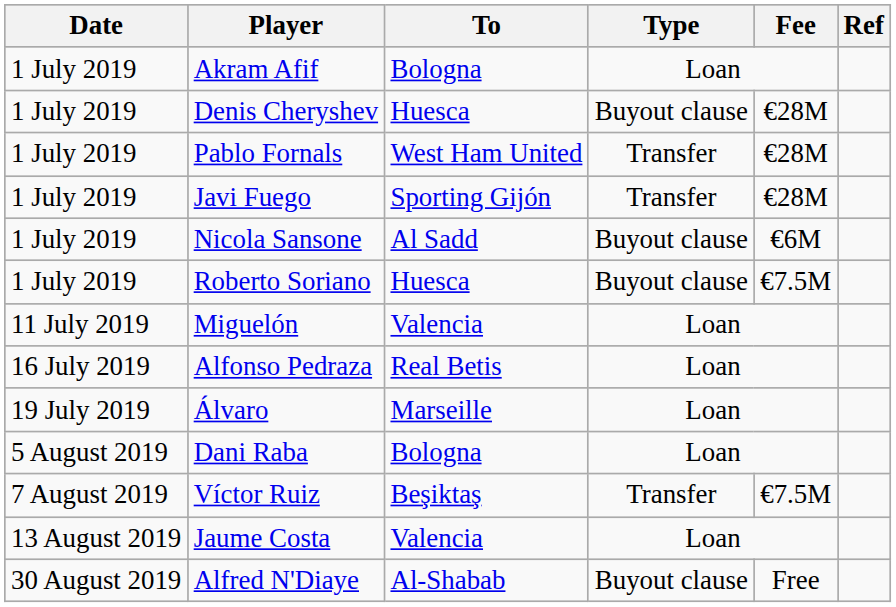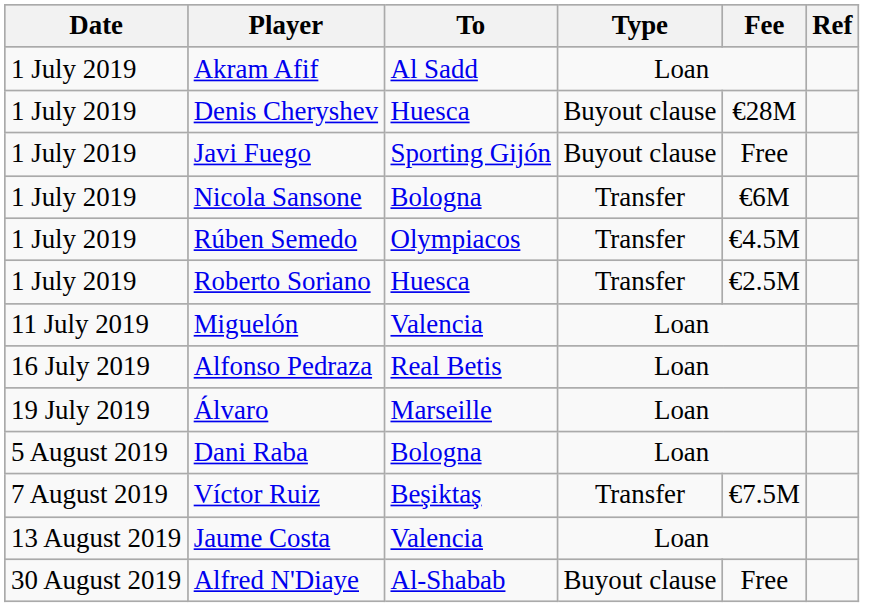(436, 68) Bologna -> (434, 68) Al Sadd
- row: (268, 153)
(671, 196) Transfer -> (640, 153) Buyout clause
(796, 196) €28M -> (764, 153) Free
(434, 238) Al Sadd -> (436, 196) Bologna
(671, 238) Buyout clause -> (640, 196) Transfer
+ row: (275, 238)
(671, 281) Buyout clause -> (640, 281) Transfer
(796, 281) €7.5M -> (764, 281) €2.5M
